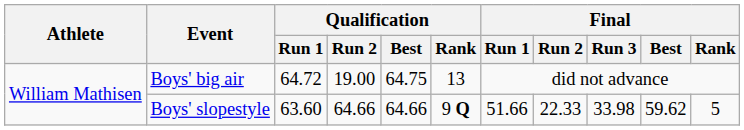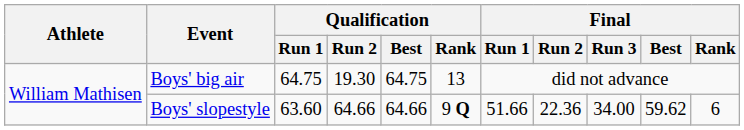(301, 79) 64.72 -> (301, 79) 64.75
(354, 79) 19.00 -> (354, 79) 19.30
(561, 109) 22.33 -> (561, 109) 22.36
(614, 109) 33.98 -> (614, 109) 34.00
(715, 109) 5 -> (715, 109) 6
